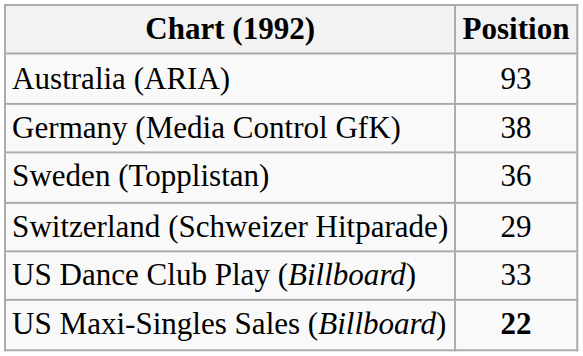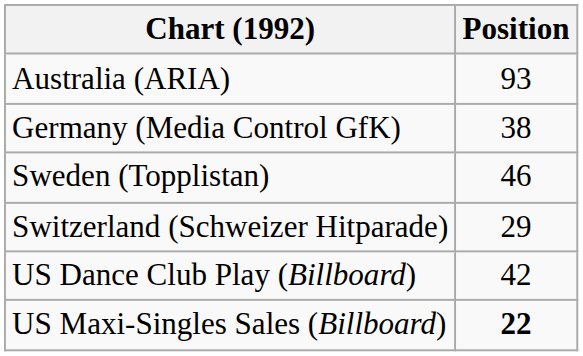(516, 176) 36 -> (516, 176) 46
(516, 275) 33 -> (516, 275) 42
